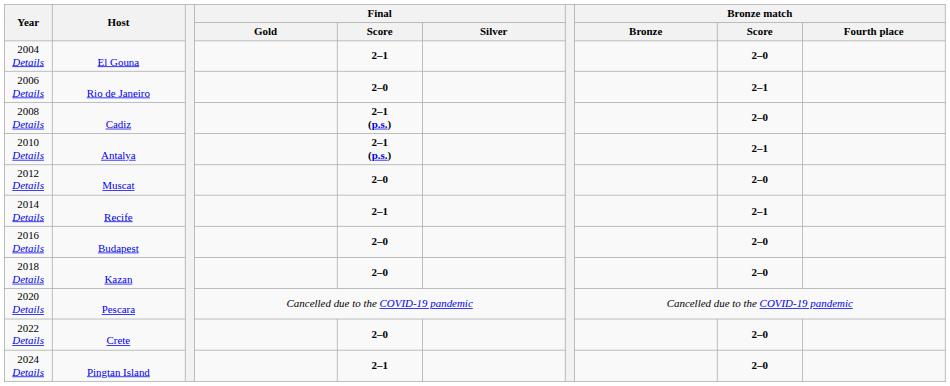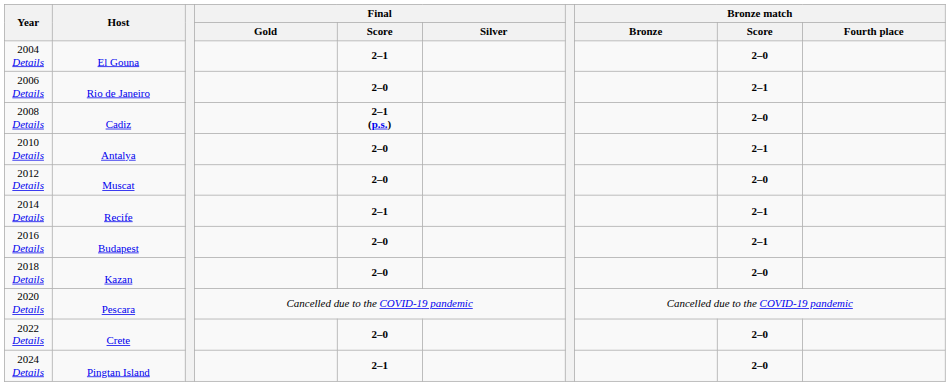(380, 149) 2–1 (p.s.) -> (380, 149) 2–0
(760, 242) 2–0 -> (760, 242) 2–1
